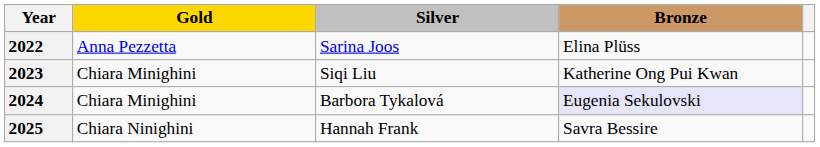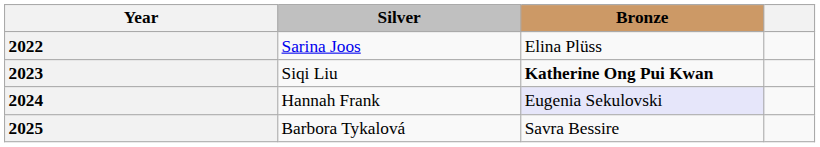- column: (194, 18)
(651, 73) normal -> (619, 73) bold
(382, 100) Barbora Tykalová -> (331, 100) Hannah Frank
(369, 127) Hannah Frank -> (343, 127) Barbora Tykalová
